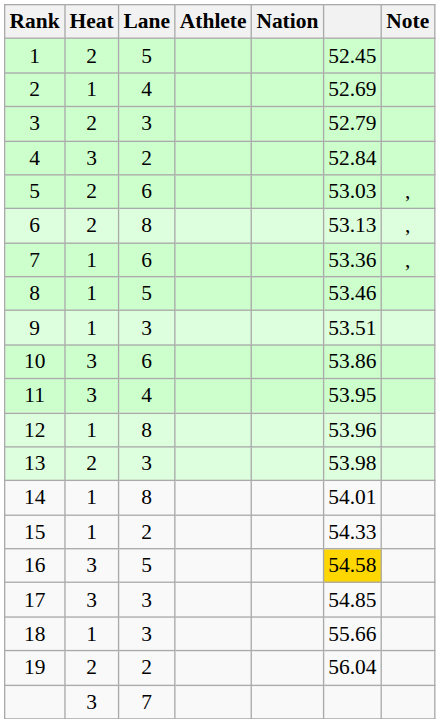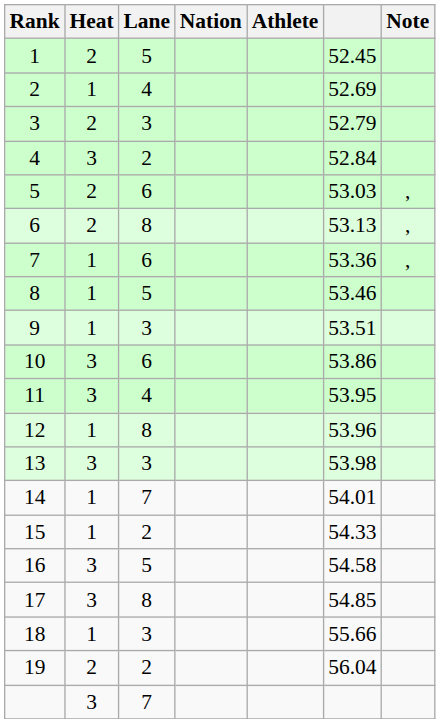columns swapped: (213, 21) <-> (287, 21)
(92, 463) 2 -> (92, 463) 3
(147, 497) 8 -> (147, 497) 7
(352, 565) gold background -> (352, 565) no background
(147, 599) 3 -> (147, 599) 8
